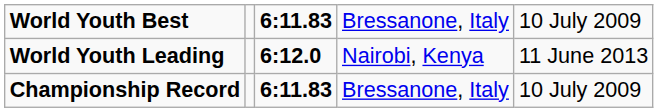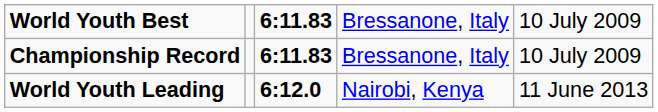rows swapped: (125, 90) <-> (117, 55)
